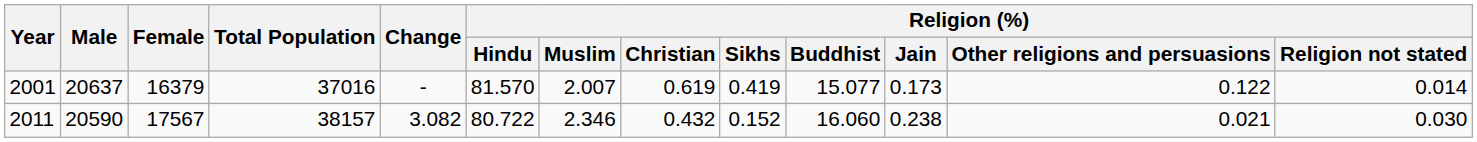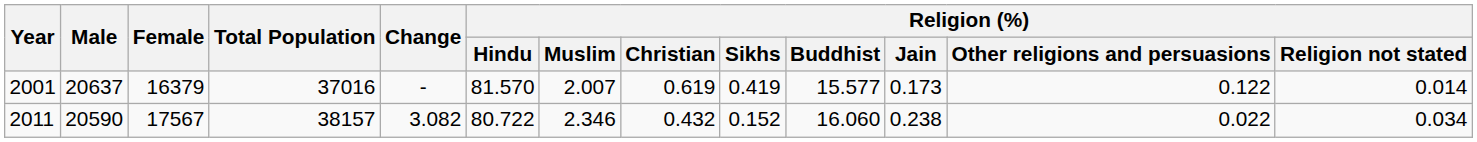(848, 86) 15.077 -> (848, 86) 15.577
(1244, 119) 0.021 -> (1244, 119) 0.022
(1441, 119) 0.030 -> (1441, 119) 0.034
